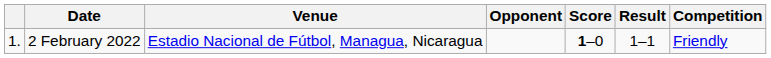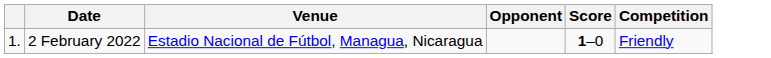- column: (642, 16)
